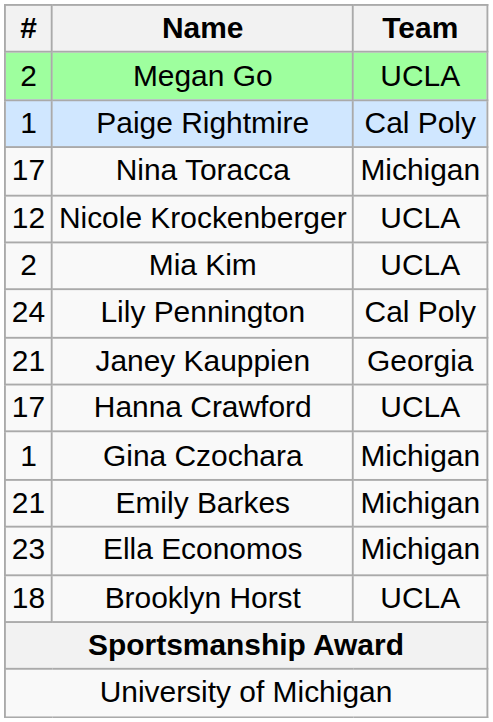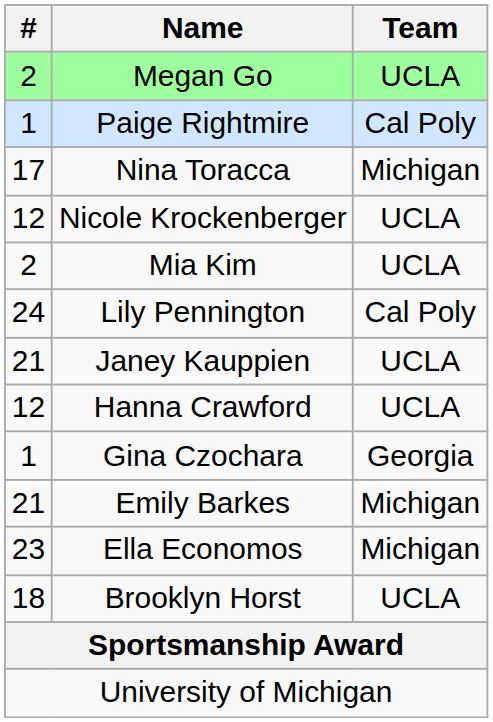(420, 360) Georgia -> (420, 360) UCLA
(28, 407) 17 -> (28, 407) 12
(420, 455) Michigan -> (420, 455) Georgia
